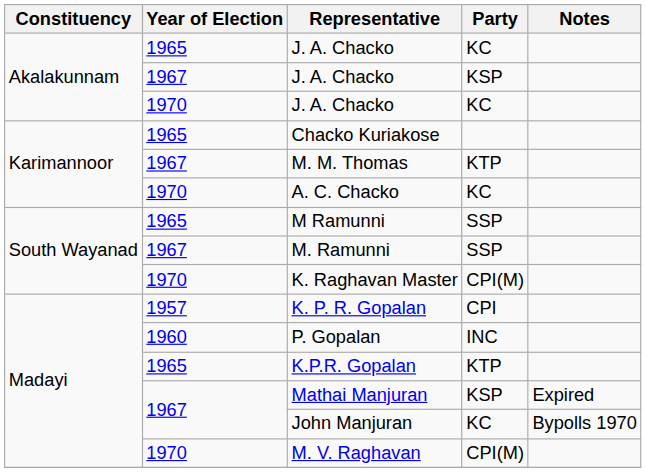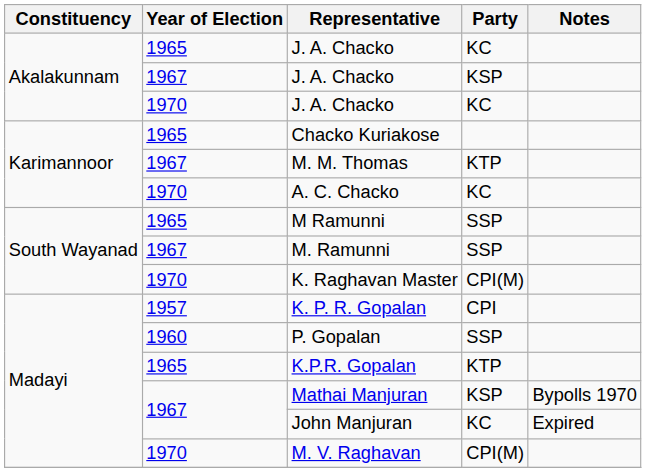(482, 337) INC -> (485, 337) SSP
(563, 395) Expired -> (585, 395) Bypolls 1970
(585, 423) Bypolls 1970 -> (563, 423) Expired
